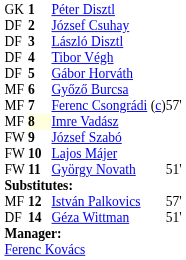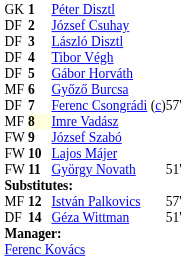(14, 105) MF -> (13, 105) DF
